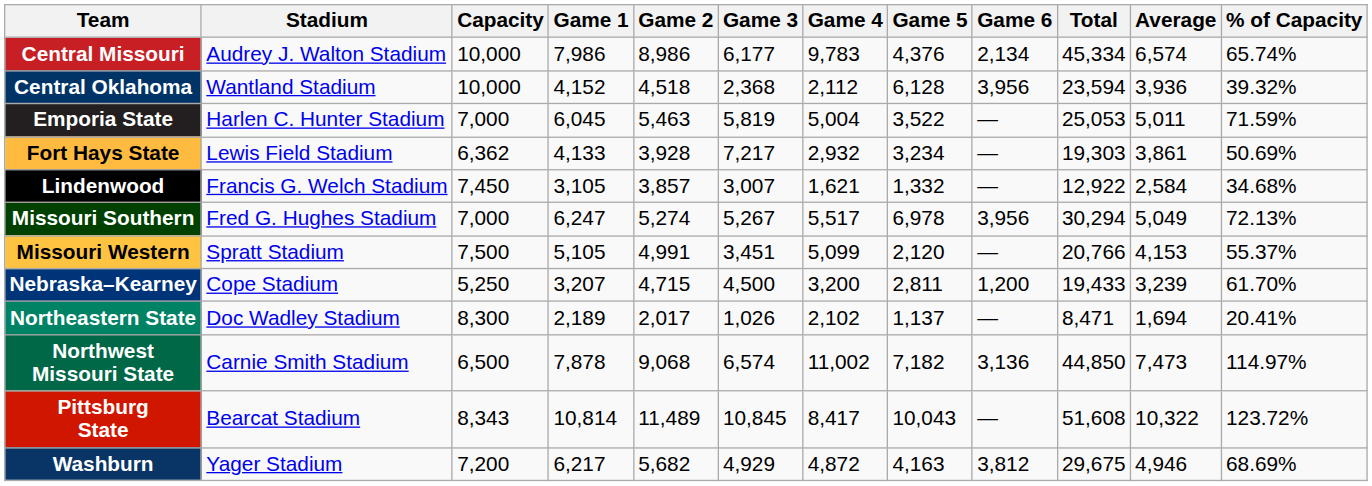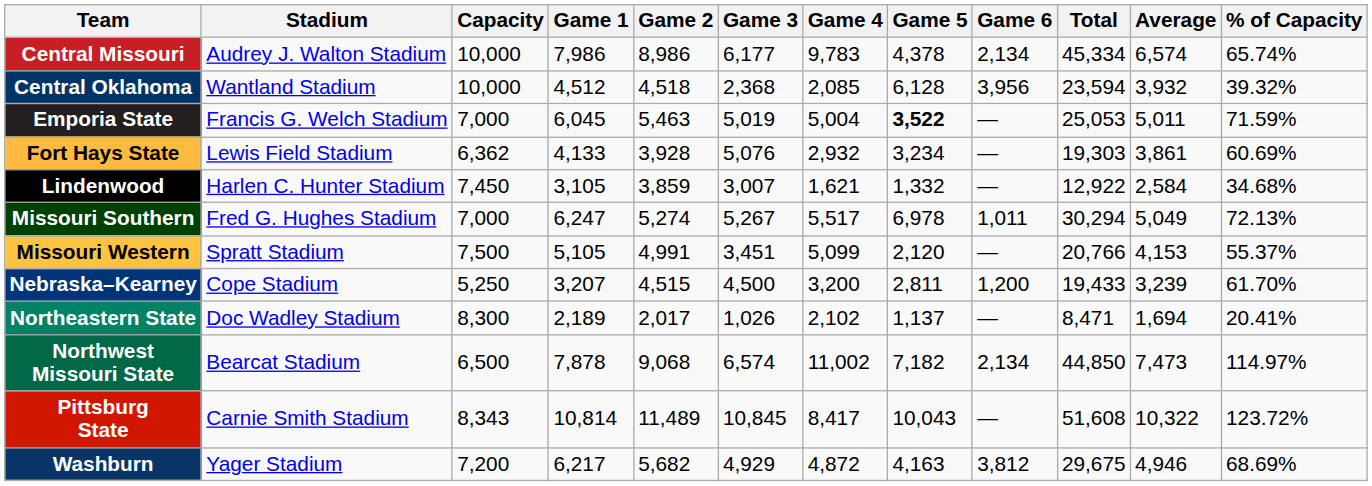(918, 53) 4,376 -> (918, 53) 4,378
(579, 86) 4,152 -> (579, 86) 4,512
(833, 86) 2,112 -> (834, 86) 2,085
(1161, 86) 3,936 -> (1161, 86) 3,932
(325, 119) Harlen C. Hunter Stadium -> (327, 119) Francis G. Welch Stadium
(749, 119) 5,819 -> (749, 119) 5,019
(918, 119) normal -> (918, 119) bold
(749, 152) 7,217 -> (749, 152) 5,076
(1261, 152) 50.69% -> (1261, 152) 60.69%
(327, 185) Francis G. Welch Stadium -> (325, 185) Harlen C. Hunter Stadium
(664, 185) 3,857 -> (664, 185) 3,859
(1003, 218) 3,956 -> (1002, 218) 1,011
(664, 284) 4,715 -> (664, 284) 4,515
(308, 362) Carnie Smith Stadium -> (283, 362) Bearcat Stadium
(1003, 362) 3,136 -> (1003, 362) 2,134
(283, 418) Bearcat Stadium -> (308, 418) Carnie Smith Stadium
